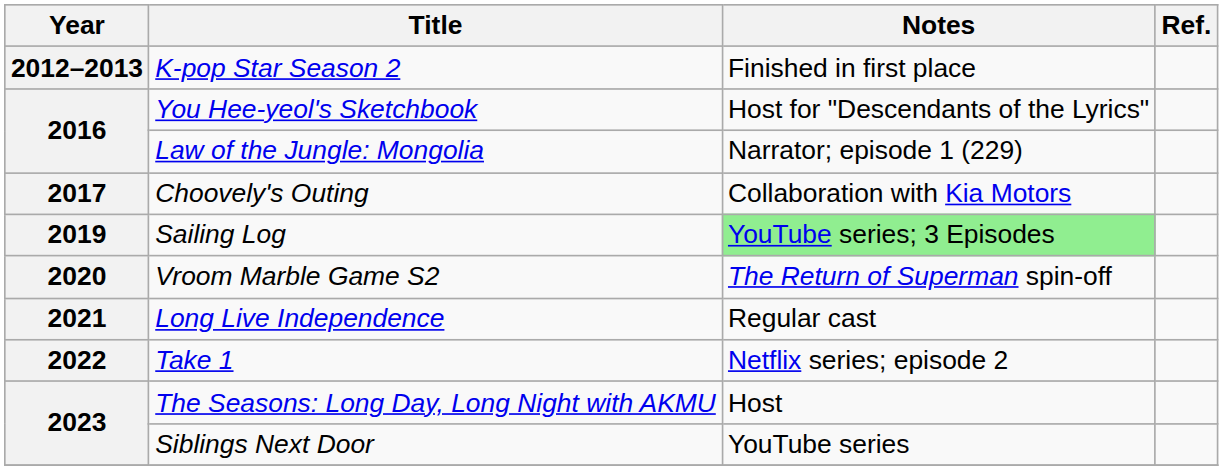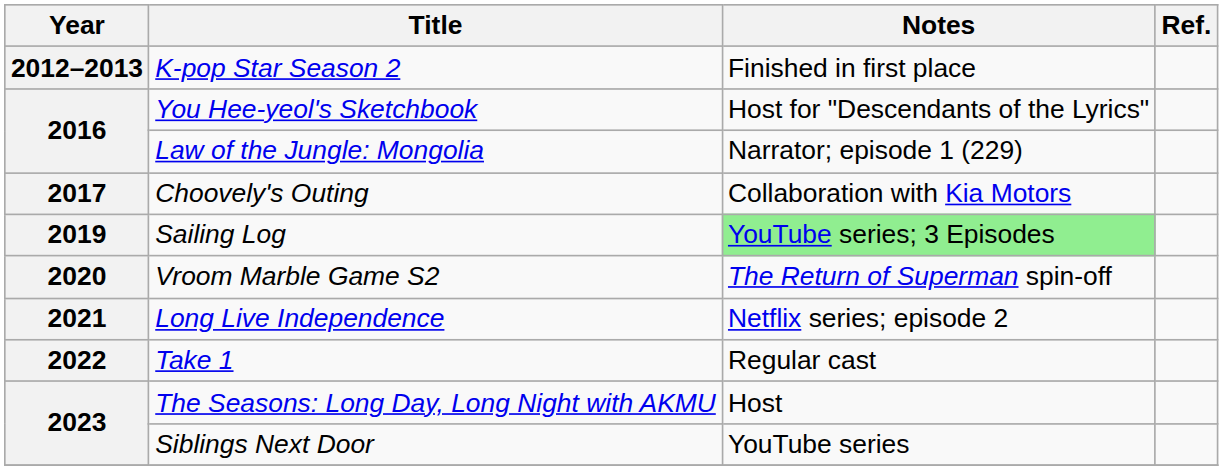(802, 318) Regular cast -> (868, 318) Netflix series; episode 2
(868, 360) Netflix series; episode 2 -> (802, 360) Regular cast
